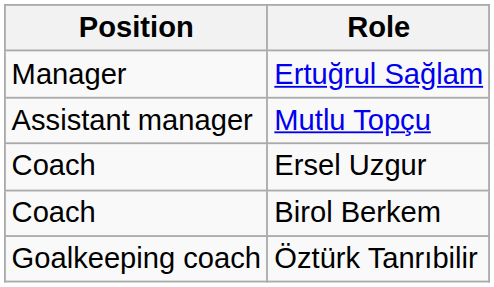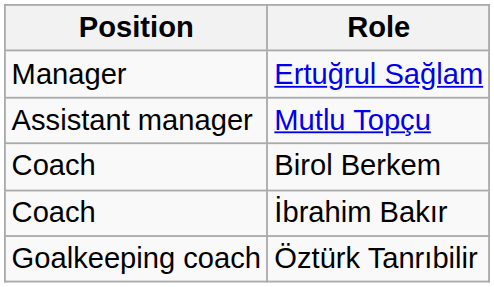- row: (350, 166)
+ row: (361, 212)
